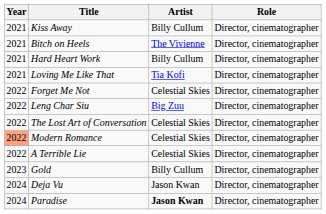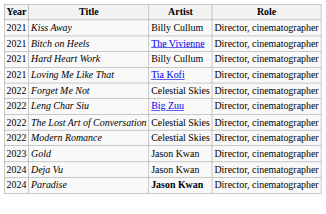(17, 138) lightsalmon background -> (17, 138) no background
- row: (59, 153)
(177, 169) Billy Cullum -> (175, 153) Jason Kwan
